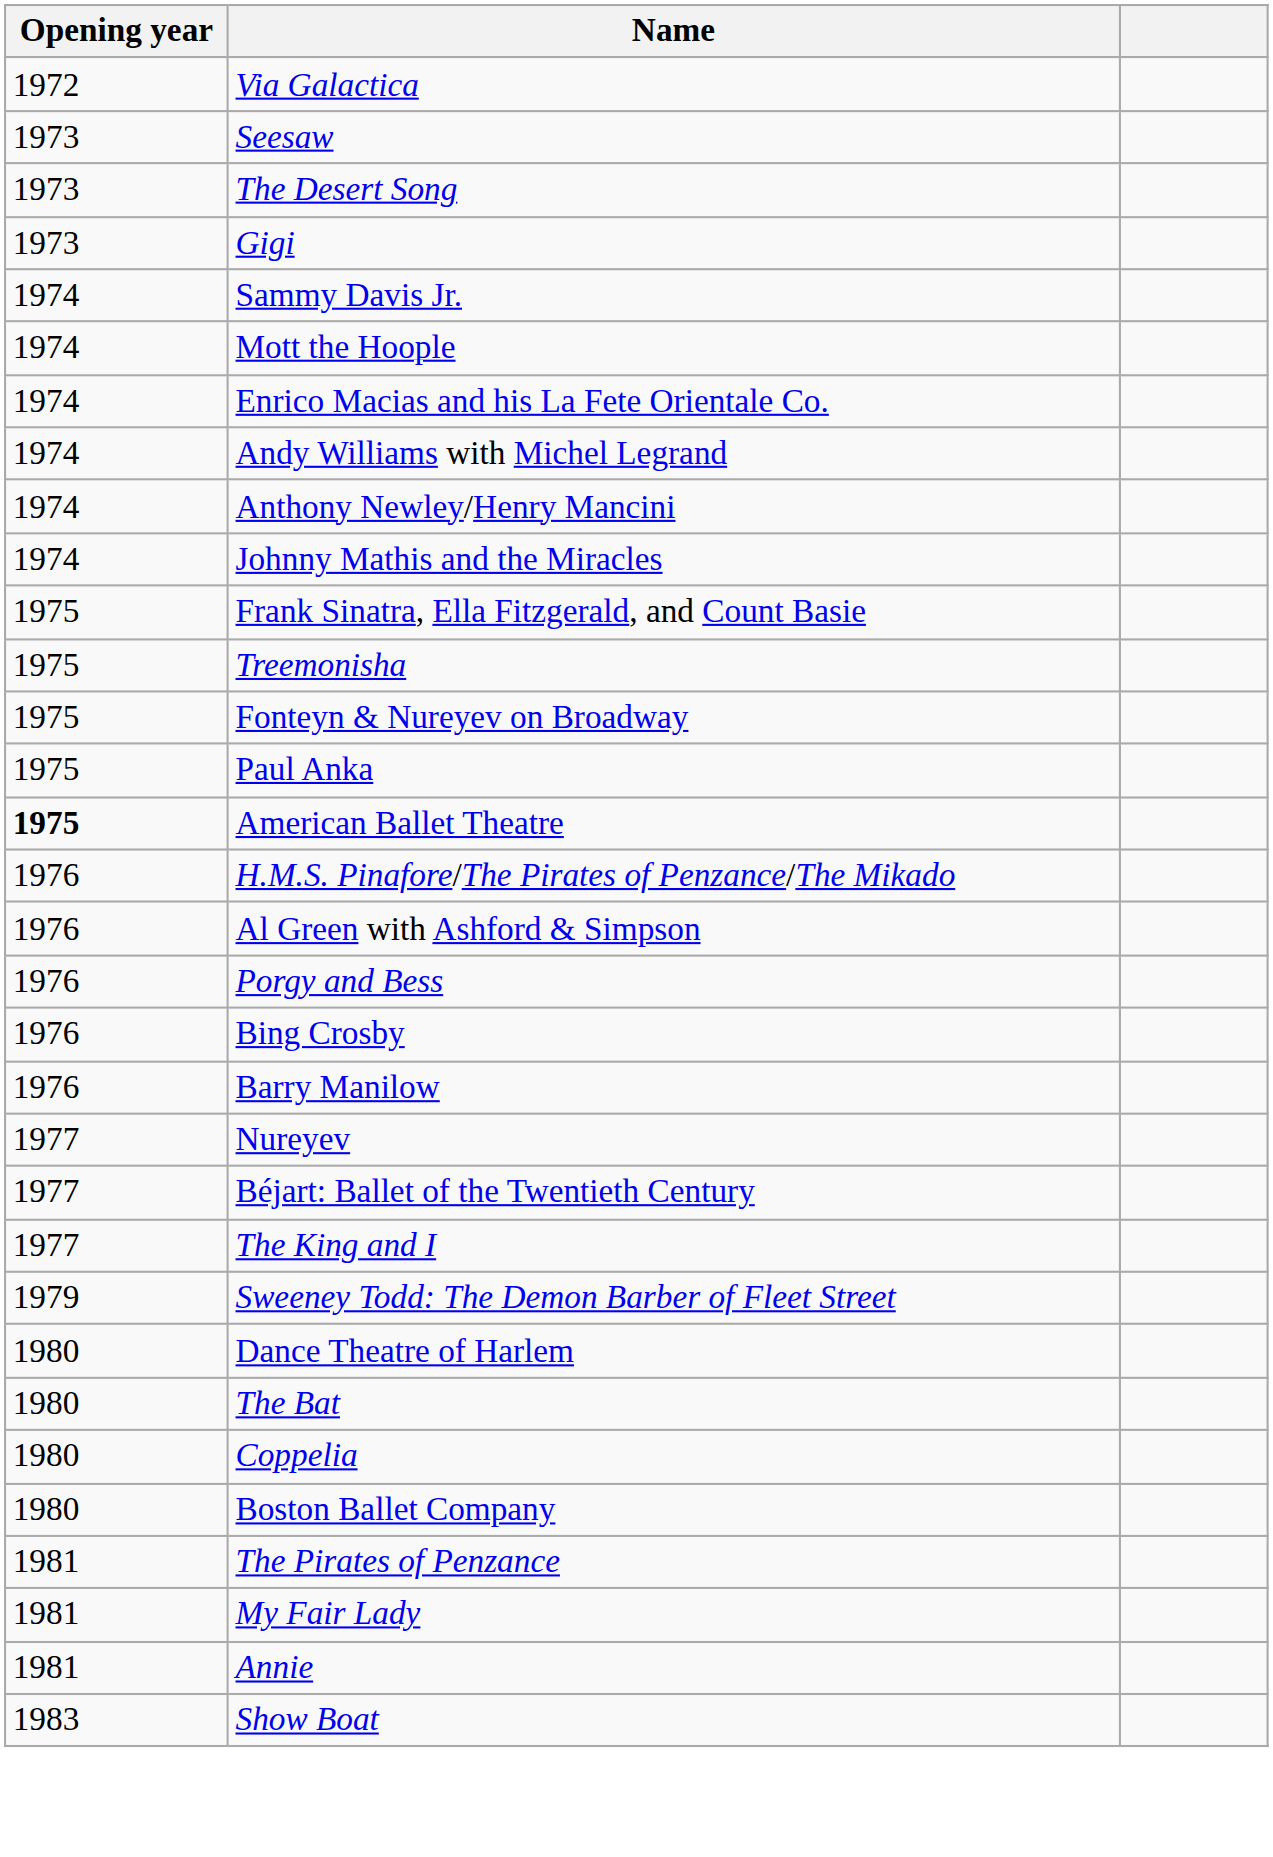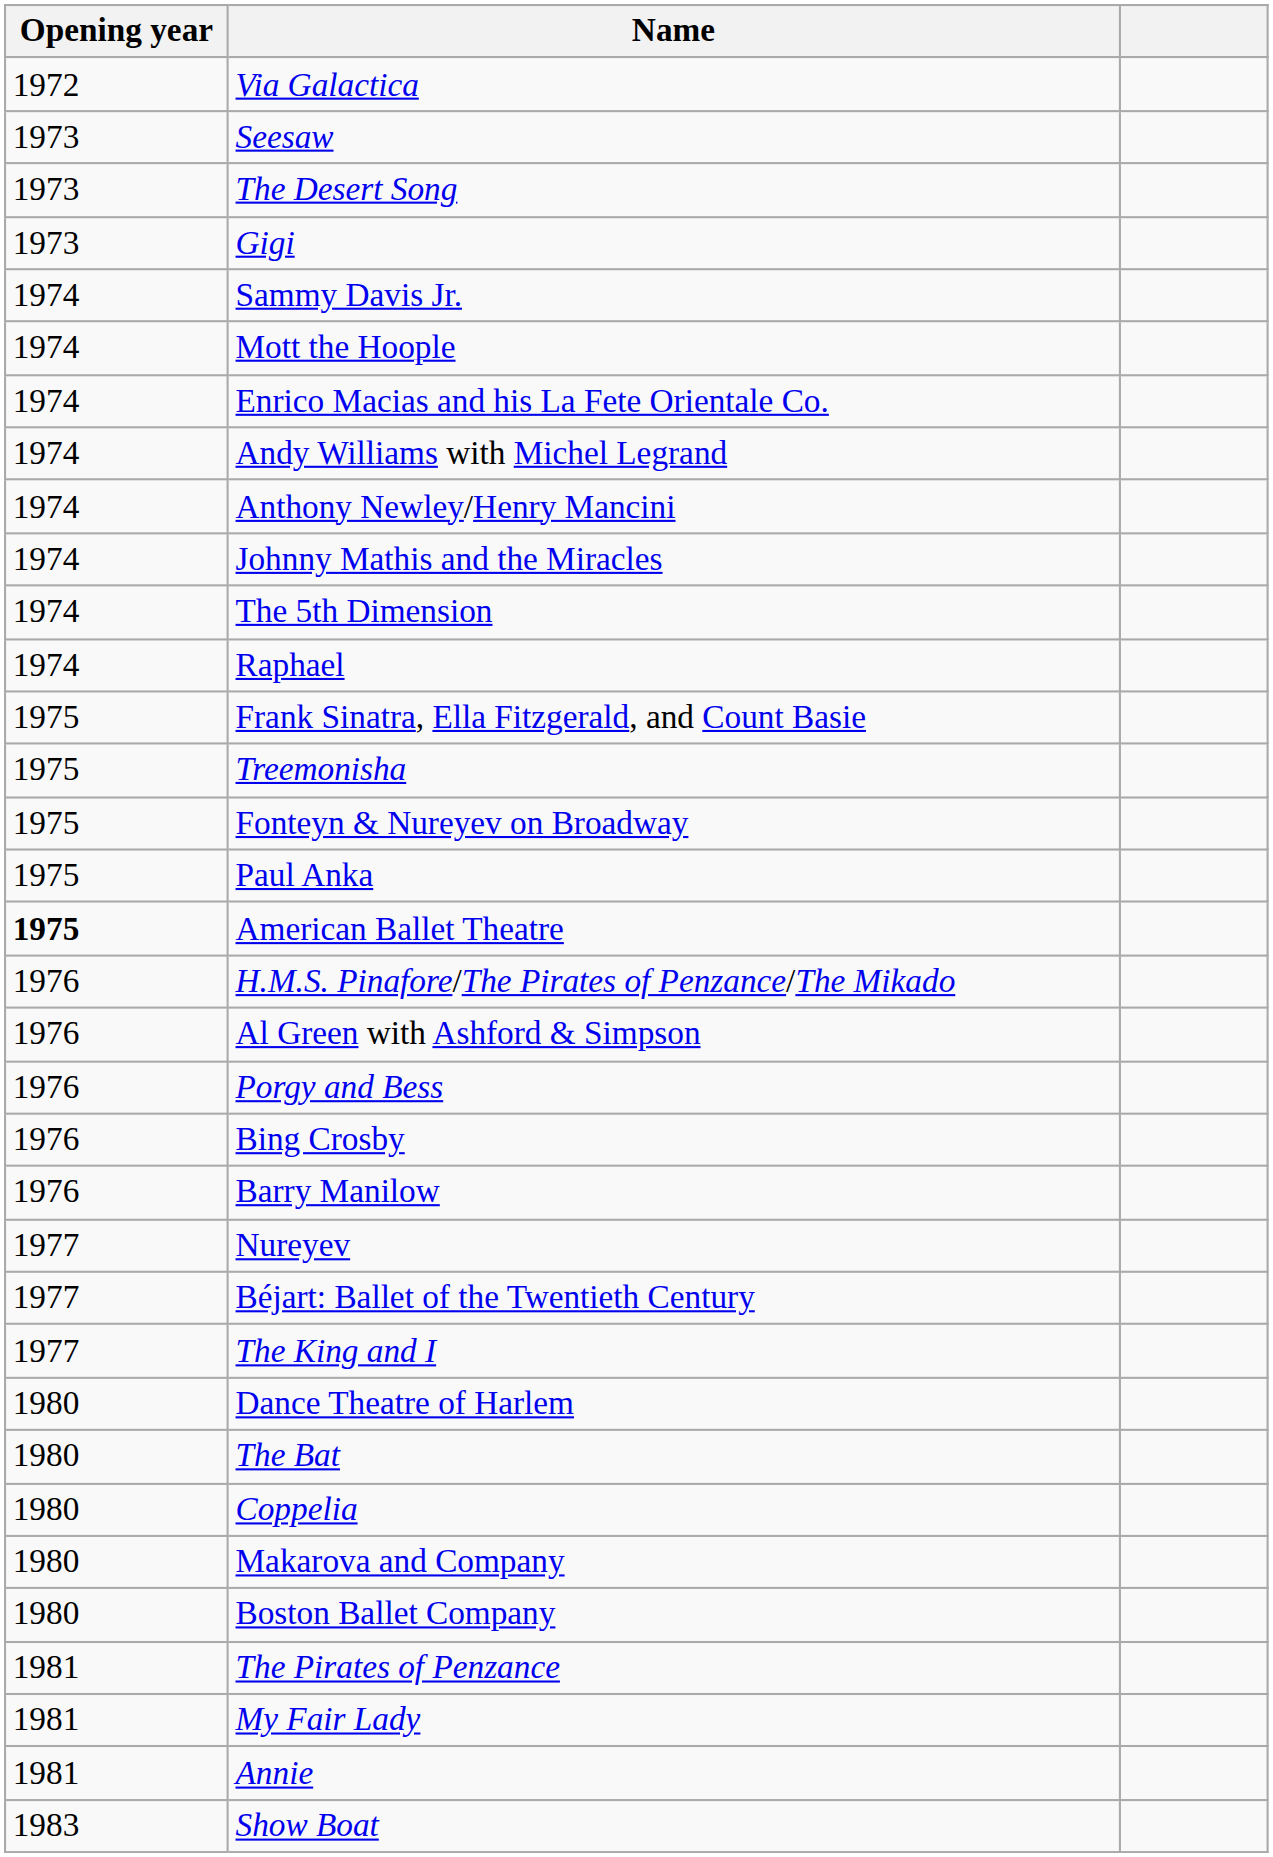+ row: (364, 611)
+ row: (290, 664)
- row: (566, 1297)
+ row: (400, 1561)
